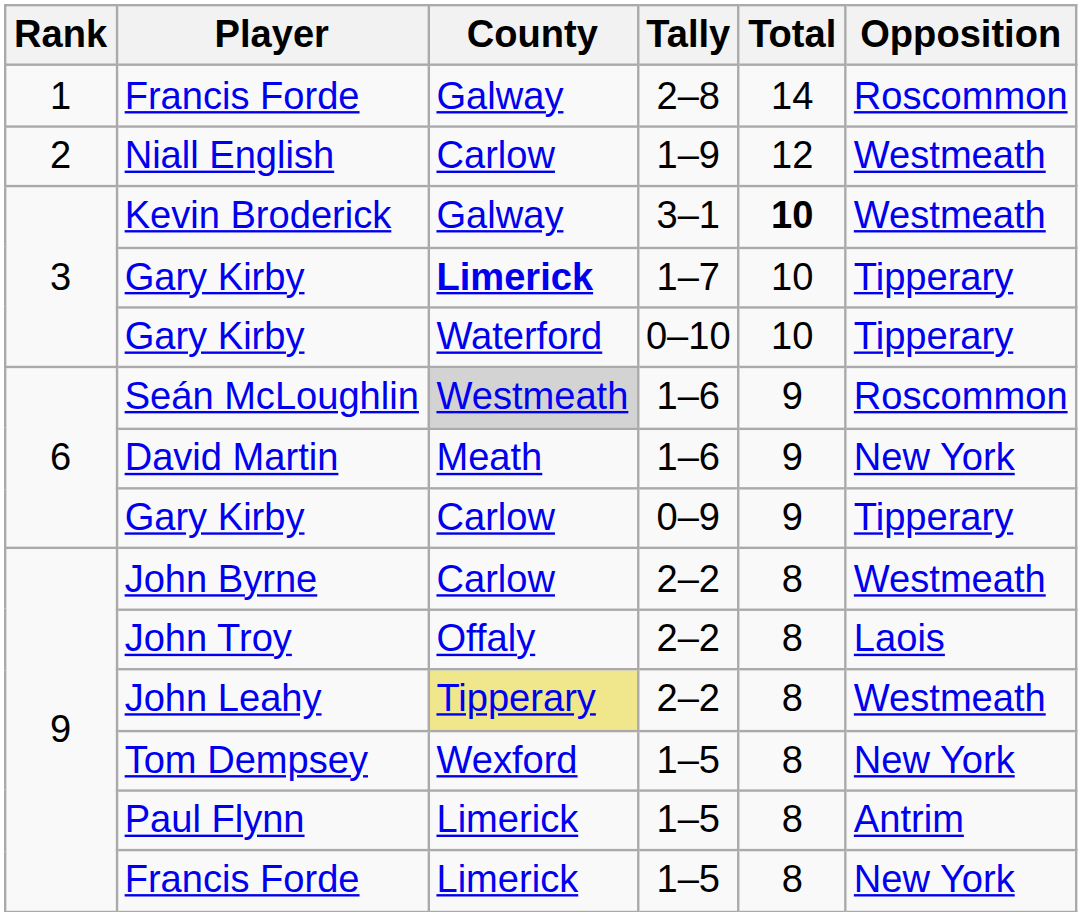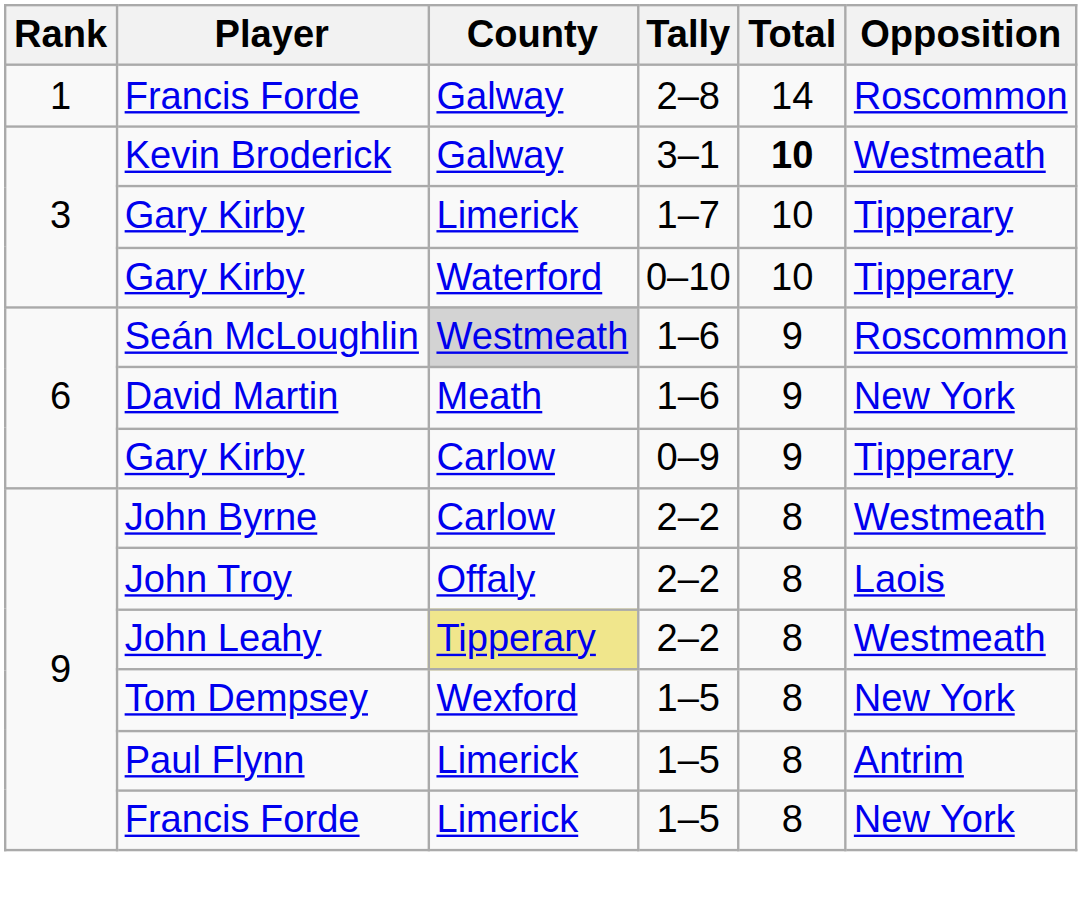- row: (229, 155)
(515, 276) bold -> (507, 215) normal
